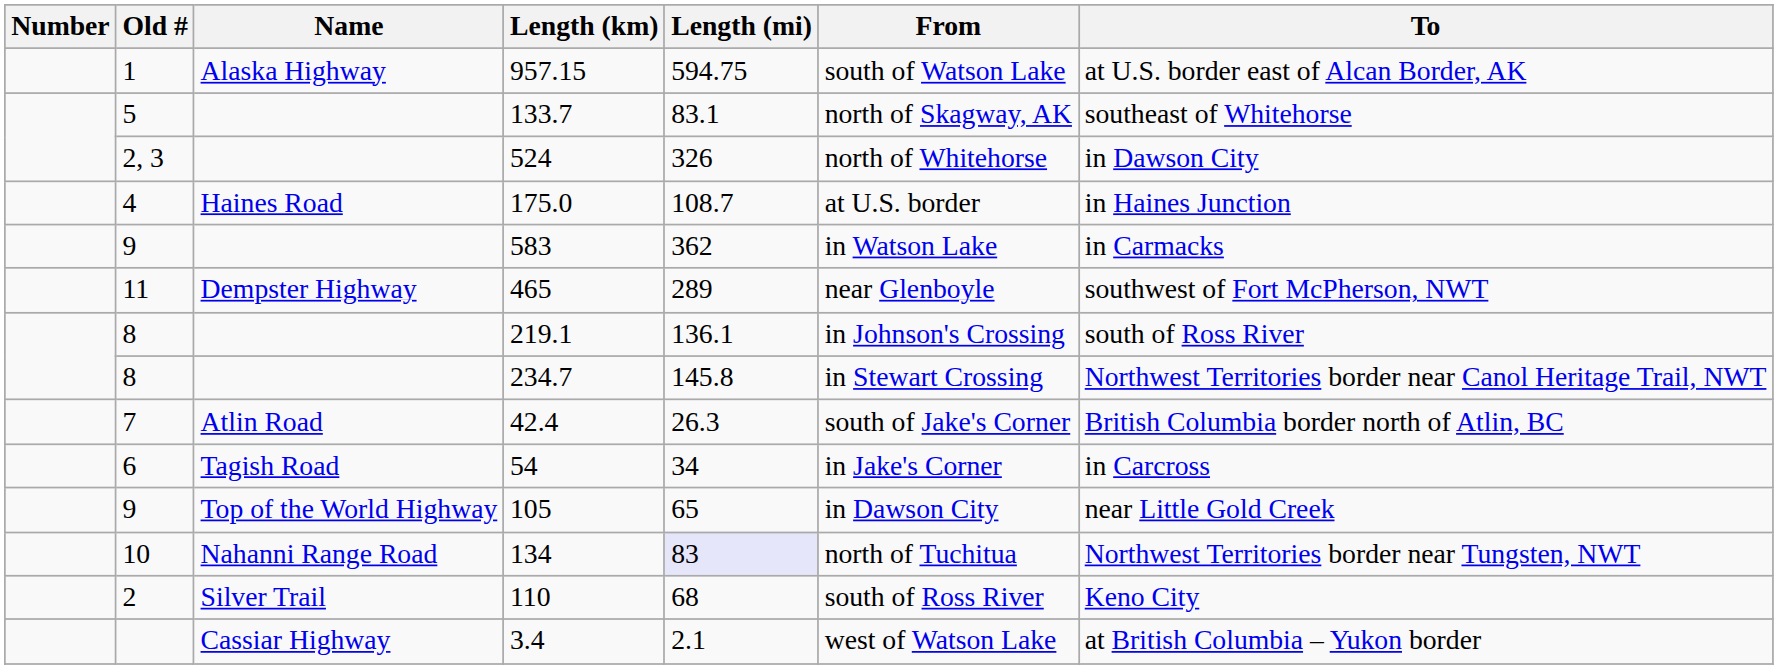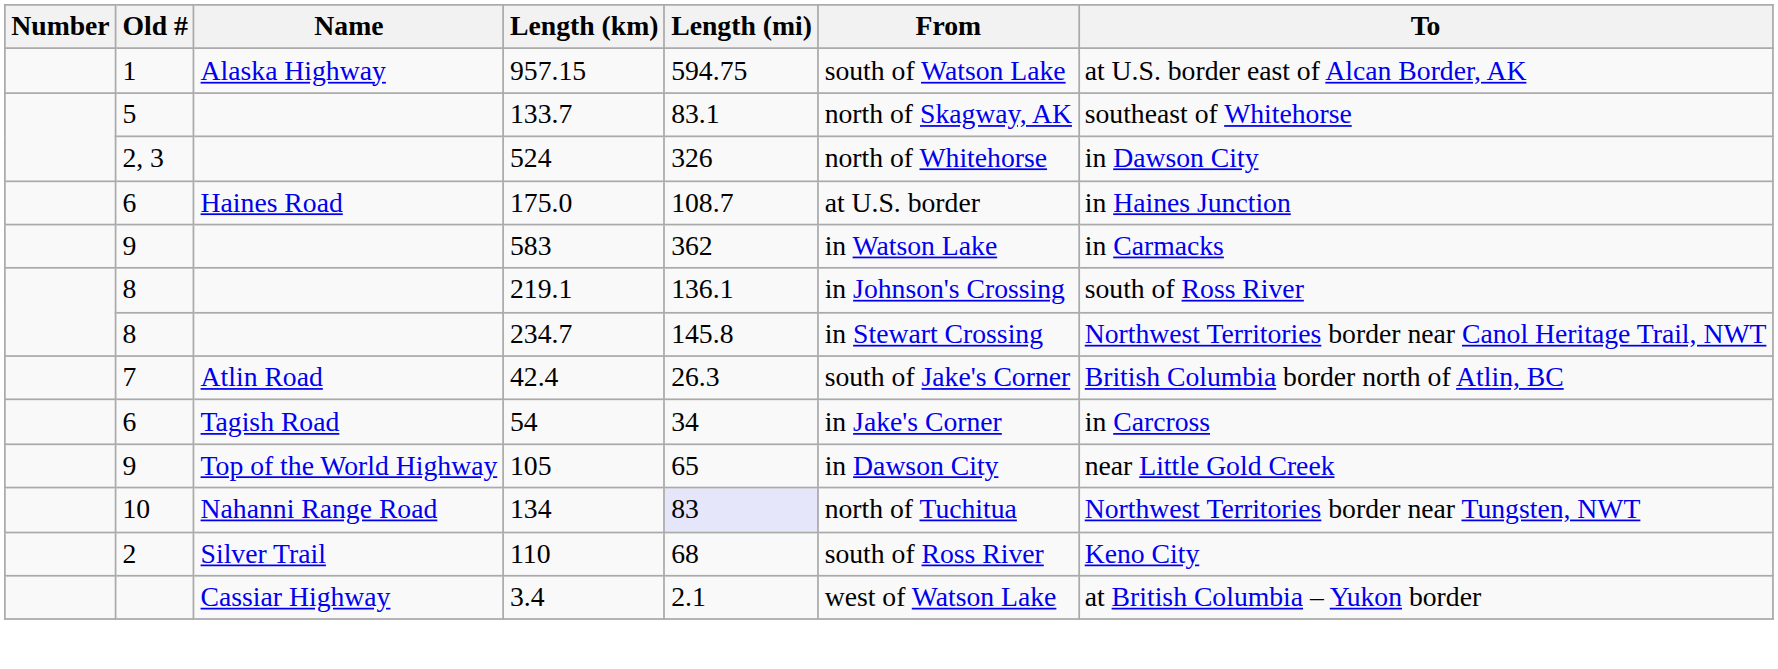(129, 202) 4 -> (129, 202) 6
- row: (531, 289)
